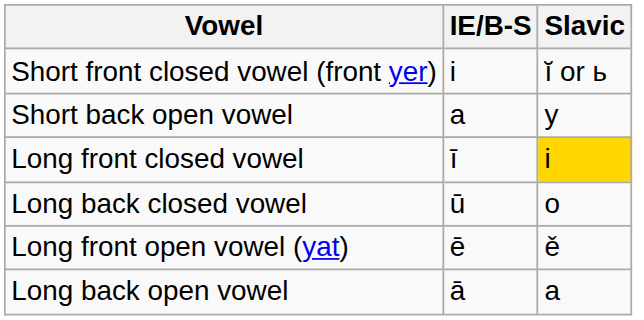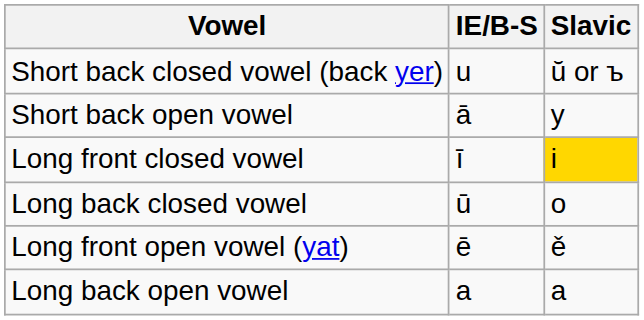- row: (224, 70)
+ row: (227, 70)
(457, 114) a -> (464, 114) ā
(457, 291) ā -> (464, 291) a
